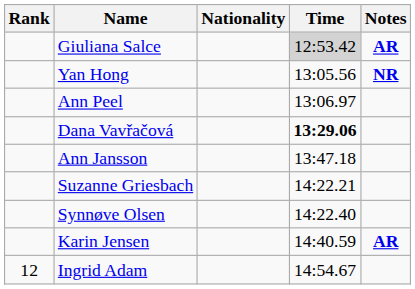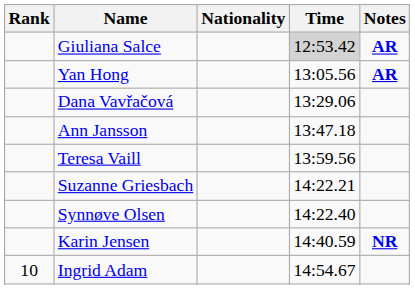(386, 74) NR -> (385, 74) AR
- row: (90, 102)
(325, 130) bold -> (325, 102) normal
+ row: (99, 158)
(386, 241) AR -> (385, 241) NR
(29, 269) 12 -> (29, 269) 10
